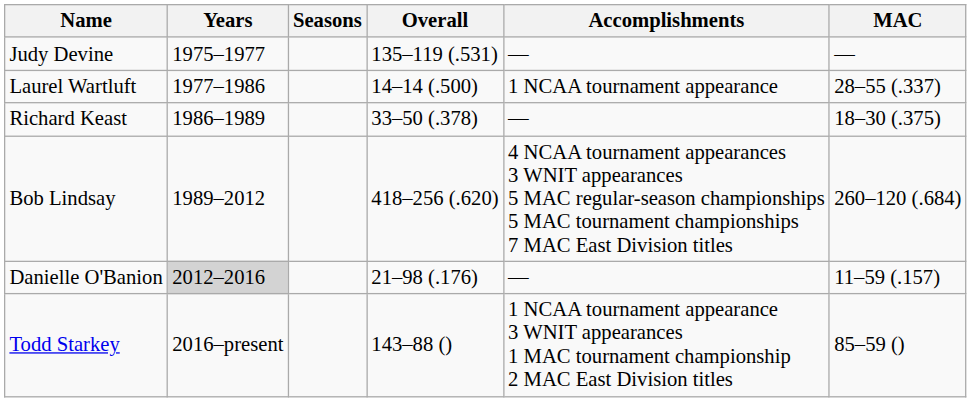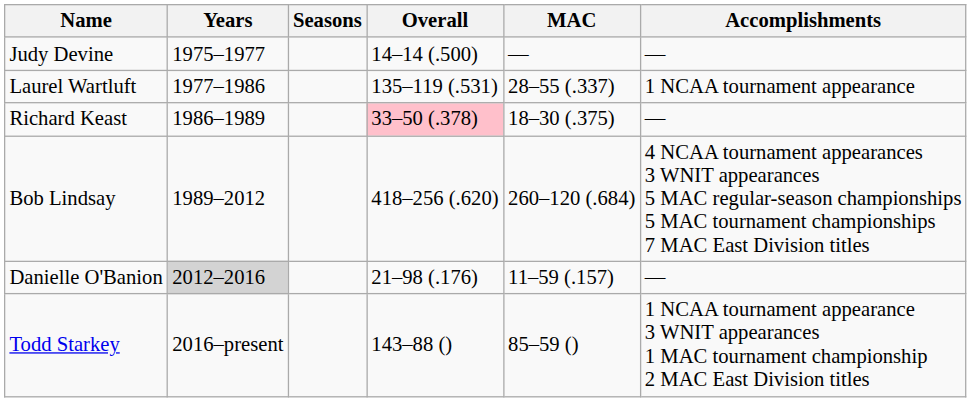columns swapped: (898, 20) <-> (666, 20)
(435, 53) 135–119 (.531) -> (425, 53) 14–14 (.500)
(425, 86) 14–14 (.500) -> (435, 86) 135–119 (.531)
(425, 119) no background -> (425, 119) pink background
